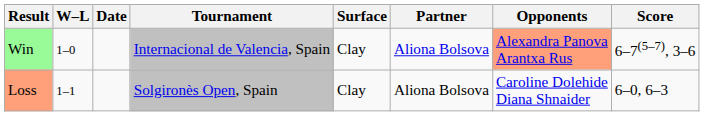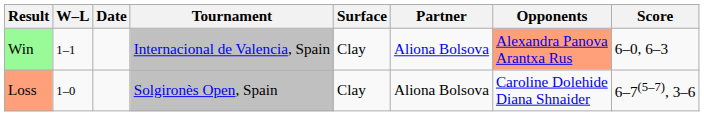(66, 50) 1–0 -> (66, 50) 1–1
(655, 49) 6–7(5–7), 3–6 -> (641, 49) 6–0, 6–3
(66, 91) 1–1 -> (66, 91) 1–0
(641, 90) 6–0, 6–3 -> (655, 90) 6–7(5–7), 3–6
